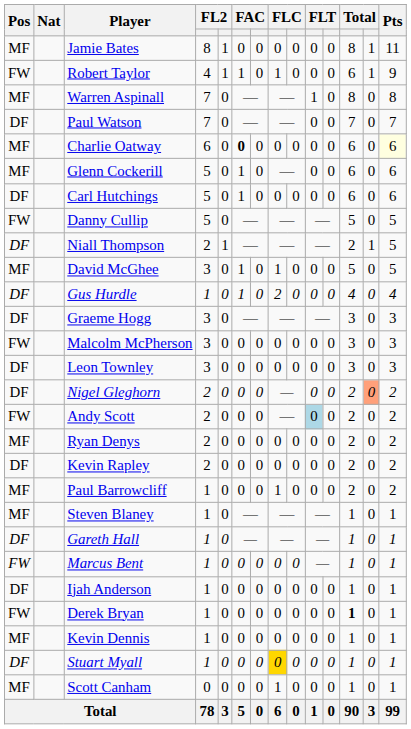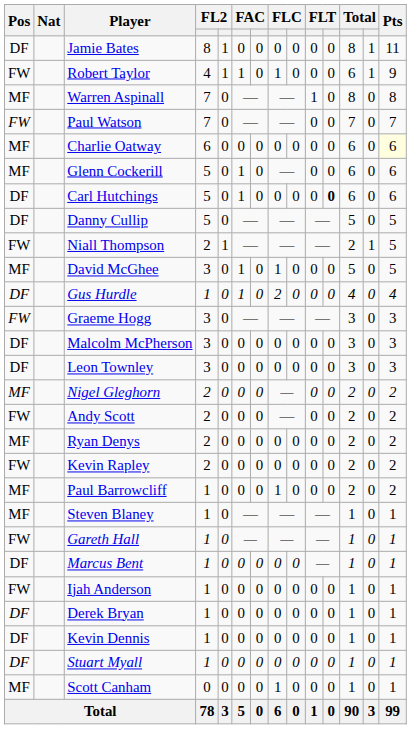(19, 48) MF -> (19, 48) DF
(19, 122) DF -> (19, 122) FW
(241, 146) bold -> (241, 146) normal
(331, 195) normal -> (331, 195) bold
(19, 220) FW -> (19, 220) DF
(19, 244) DF -> (19, 244) FW
(19, 318) DF -> (19, 318) FW
(19, 343) FW -> (19, 343) DF
(19, 392) DF -> (19, 392) MF
(371, 392) lightsalmon background -> (371, 392) no background
(314, 416) lightblue background -> (314, 416) no background
(19, 465) DF -> (19, 465) FW
(19, 539) DF -> (19, 539) FW
(19, 564) FW -> (19, 564) DF
(19, 588) DF -> (19, 588) FW
(19, 613) FW -> (19, 613) DF
(352, 613) bold -> (352, 613) normal
(19, 637) MF -> (19, 637) DF
(278, 662) gold background -> (278, 662) no background
